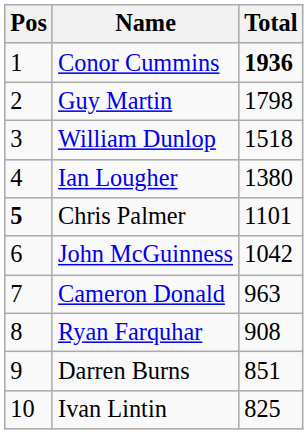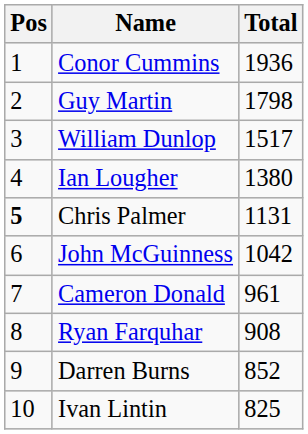(269, 62) bold -> (269, 62) normal
(269, 139) 1518 -> (269, 139) 1517
(268, 216) 1101 -> (268, 216) 1131
(262, 293) 963 -> (262, 293) 961
(262, 370) 851 -> (262, 370) 852
